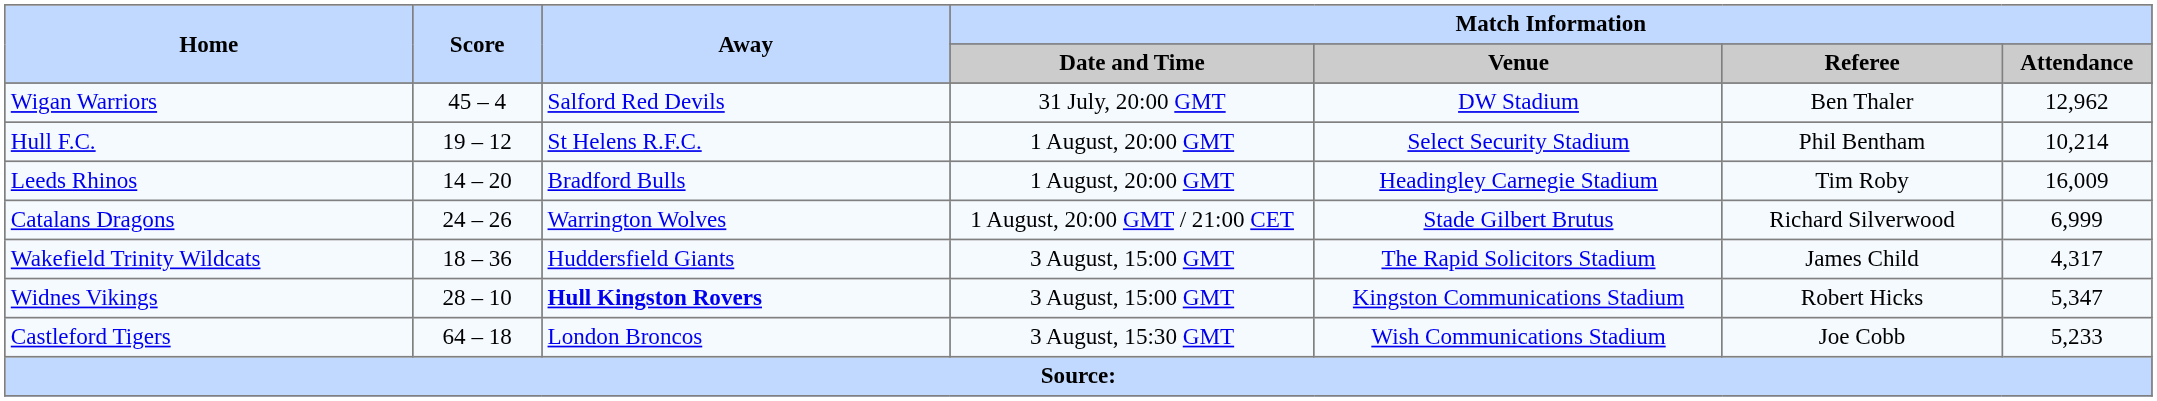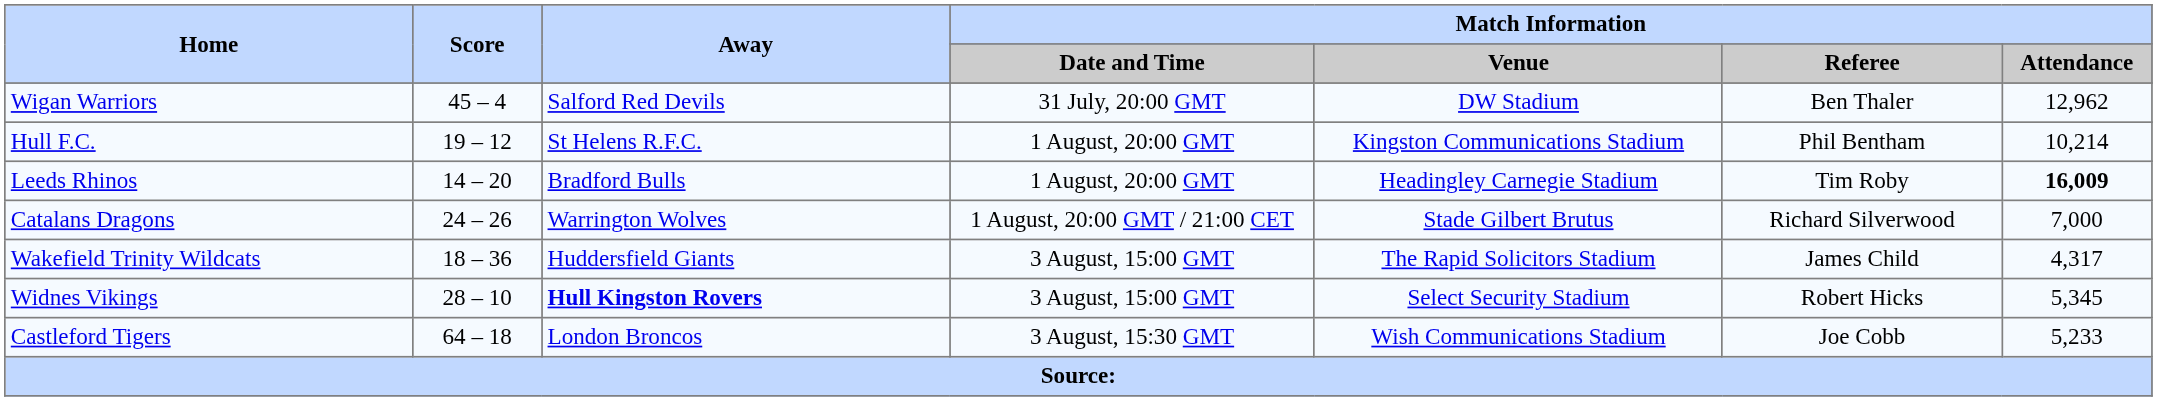(1519, 141) Select Security Stadium -> (1519, 141) Kingston Communications Stadium
(2077, 180) normal -> (2077, 180) bold
(2077, 219) 6,999 -> (2077, 219) 7,000
(1519, 297) Kingston Communications Stadium -> (1519, 297) Select Security Stadium
(2077, 297) 5,347 -> (2077, 297) 5,345
